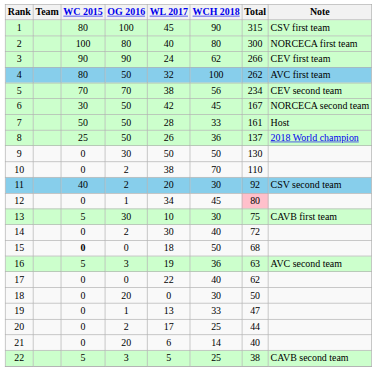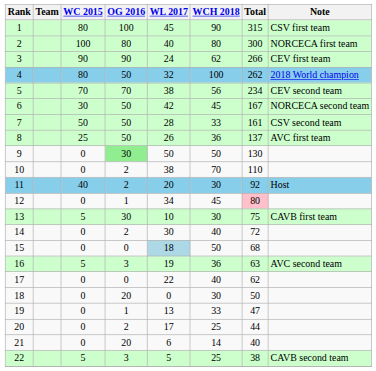(300, 75) AVC first team -> (315, 75) 2018 World champion
(280, 122) Host -> (306, 122) CSV second team
(315, 138) 2018 World champion -> (300, 138) AVC first team
(126, 153) no background -> (126, 153) lightgreen background
(306, 185) CSV second team -> (280, 185) Host
(83, 248) bold -> (83, 248) normal
(169, 248) no background -> (169, 248) lightblue background
